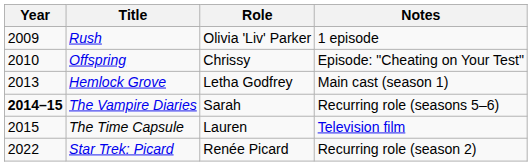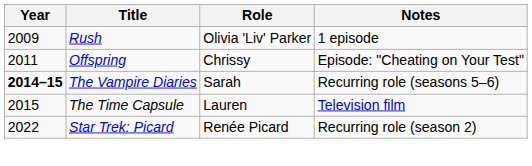(23, 60) 2010 -> (23, 60) 2011
- row: (118, 82)
